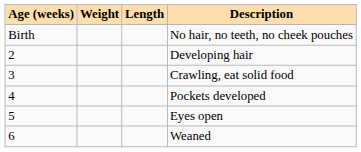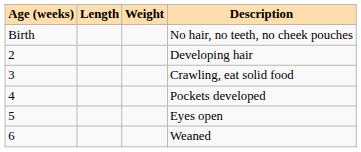columns swapped: (100, 14) <-> (145, 14)
